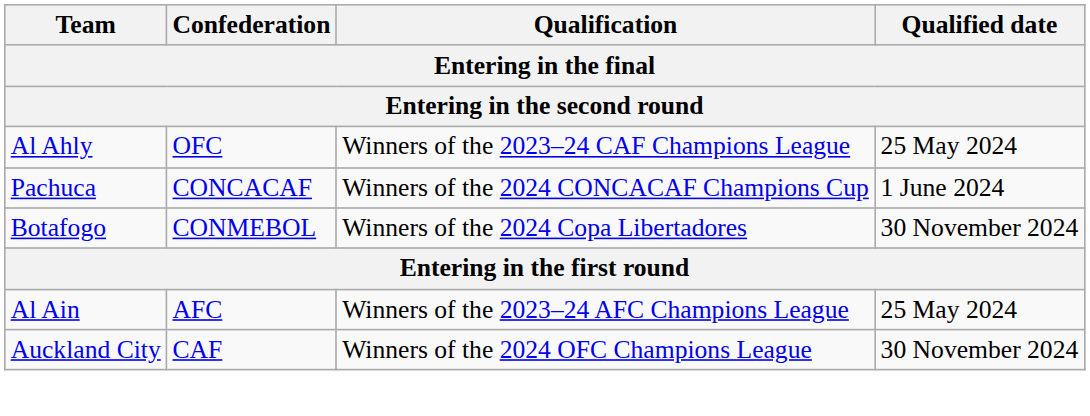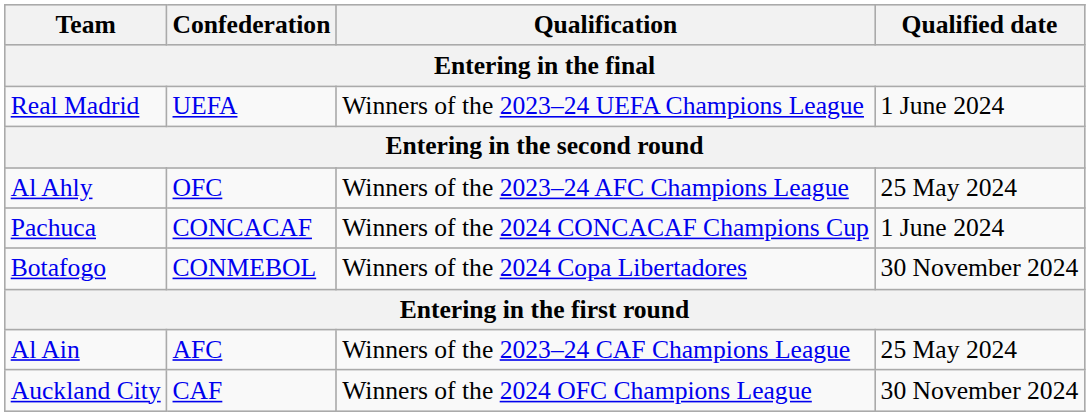+ row: (75, 106)
(596, 146) Winners of the 2023–24 CAF Champions League -> (596, 187) Winners of the 2023–24 AFC Champions League
(596, 308) Winners of the 2023–24 AFC Champions League -> (596, 349) Winners of the 2023–24 CAF Champions League
